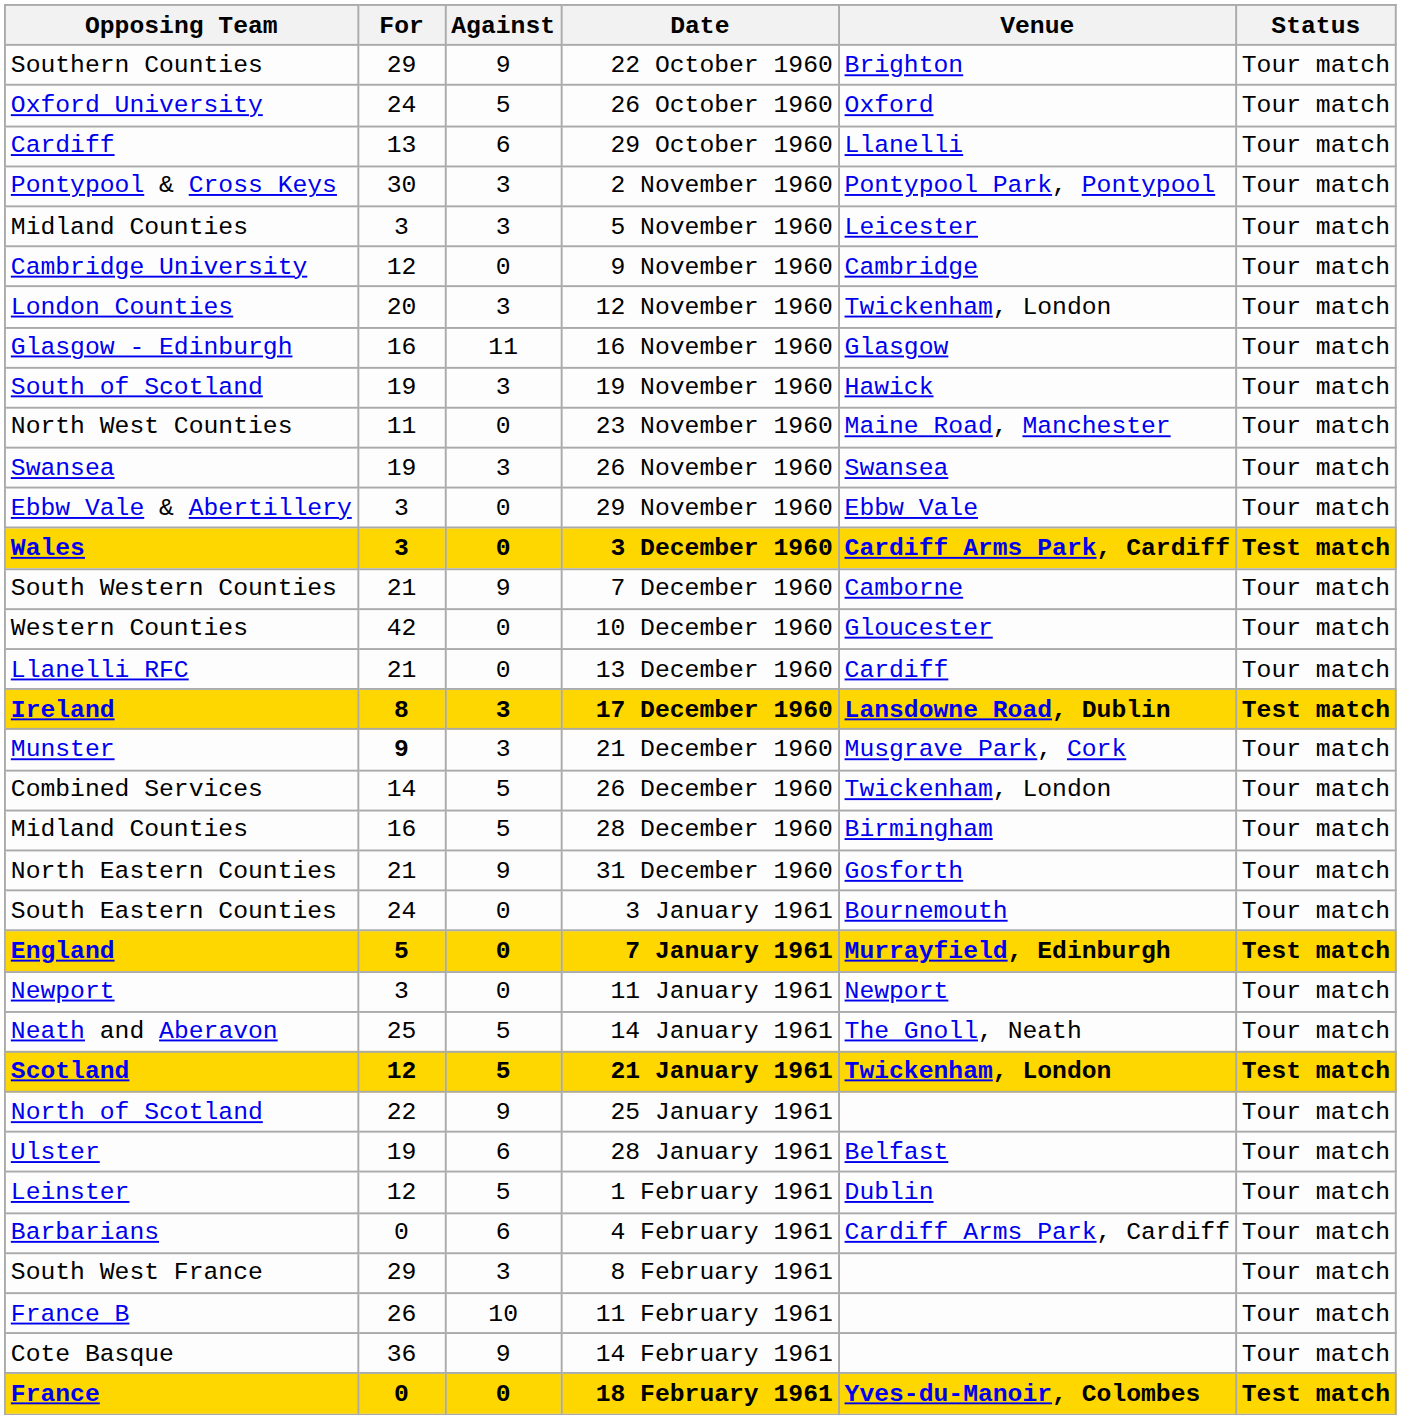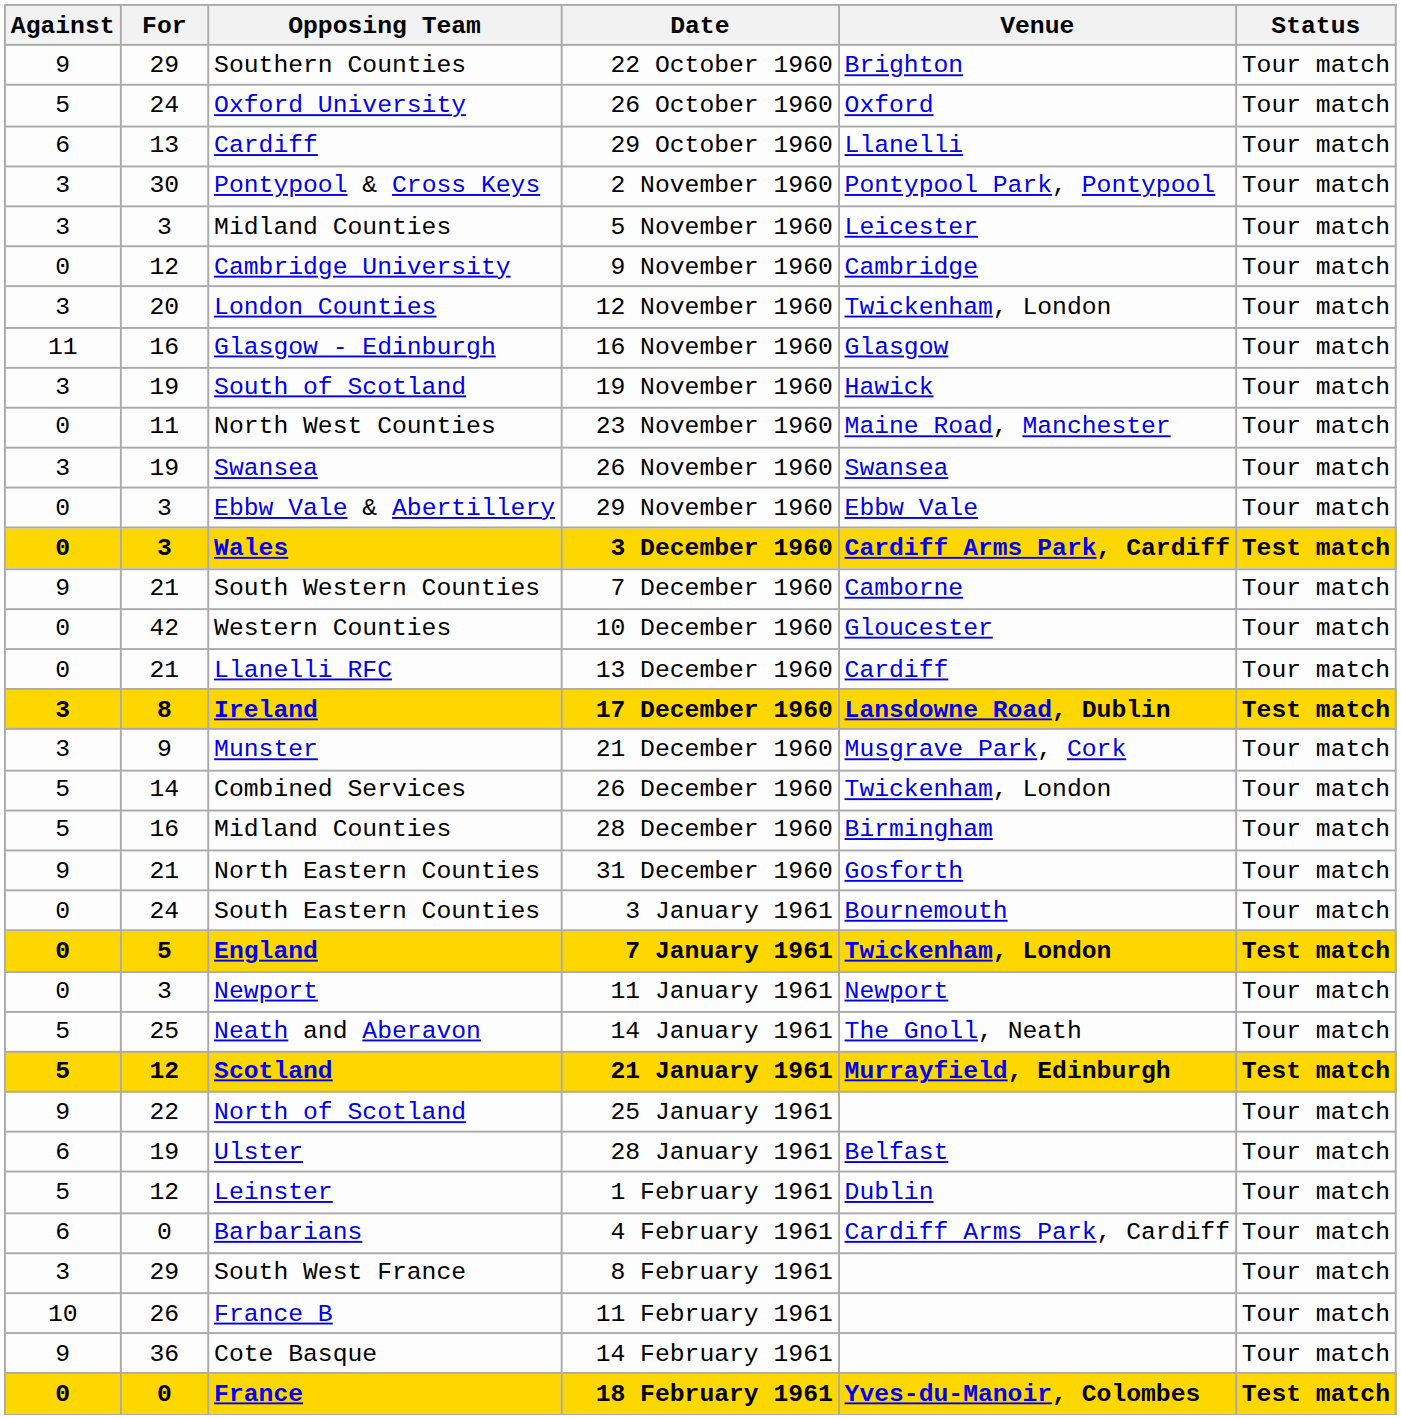columns swapped: (181, 25) <-> (503, 25)
(402, 750) bold -> (164, 750) normal
(1008, 951) Murrayfield, Edinburgh -> (978, 951) Twickenham, London
(978, 1072) Twickenham, London -> (1008, 1072) Murrayfield, Edinburgh
